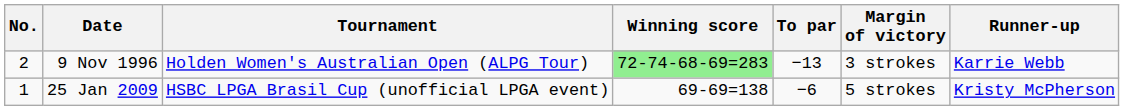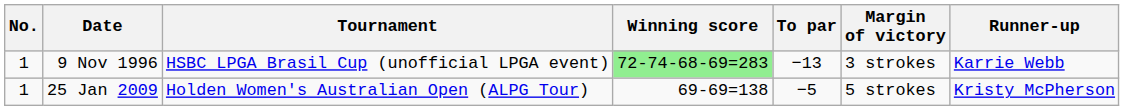(24, 65) 2 -> (24, 65) 1
(378, 65) Holden Women's Australian Open (ALPG Tour) -> (388, 65) HSBC LPGA Brasil Cup (unofficial LPGA event)
(388, 92) HSBC LPGA Brasil Cup (unofficial LPGA event) -> (378, 92) Holden Women's Australian Open (ALPG Tour)
(807, 92) −6 -> (807, 92) −5
